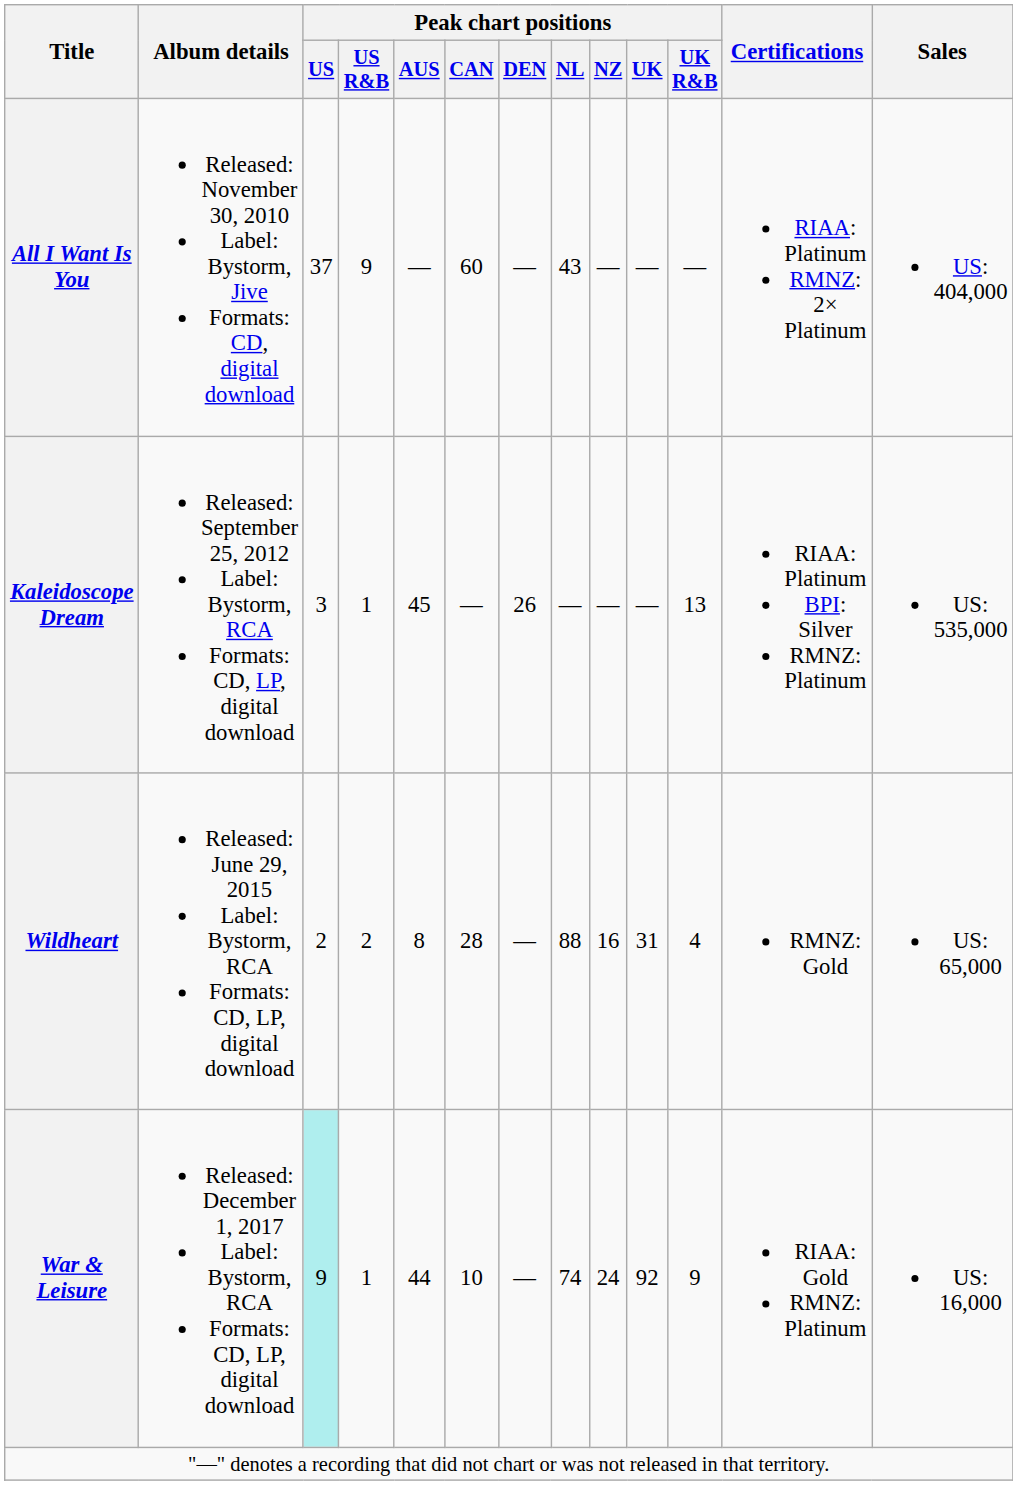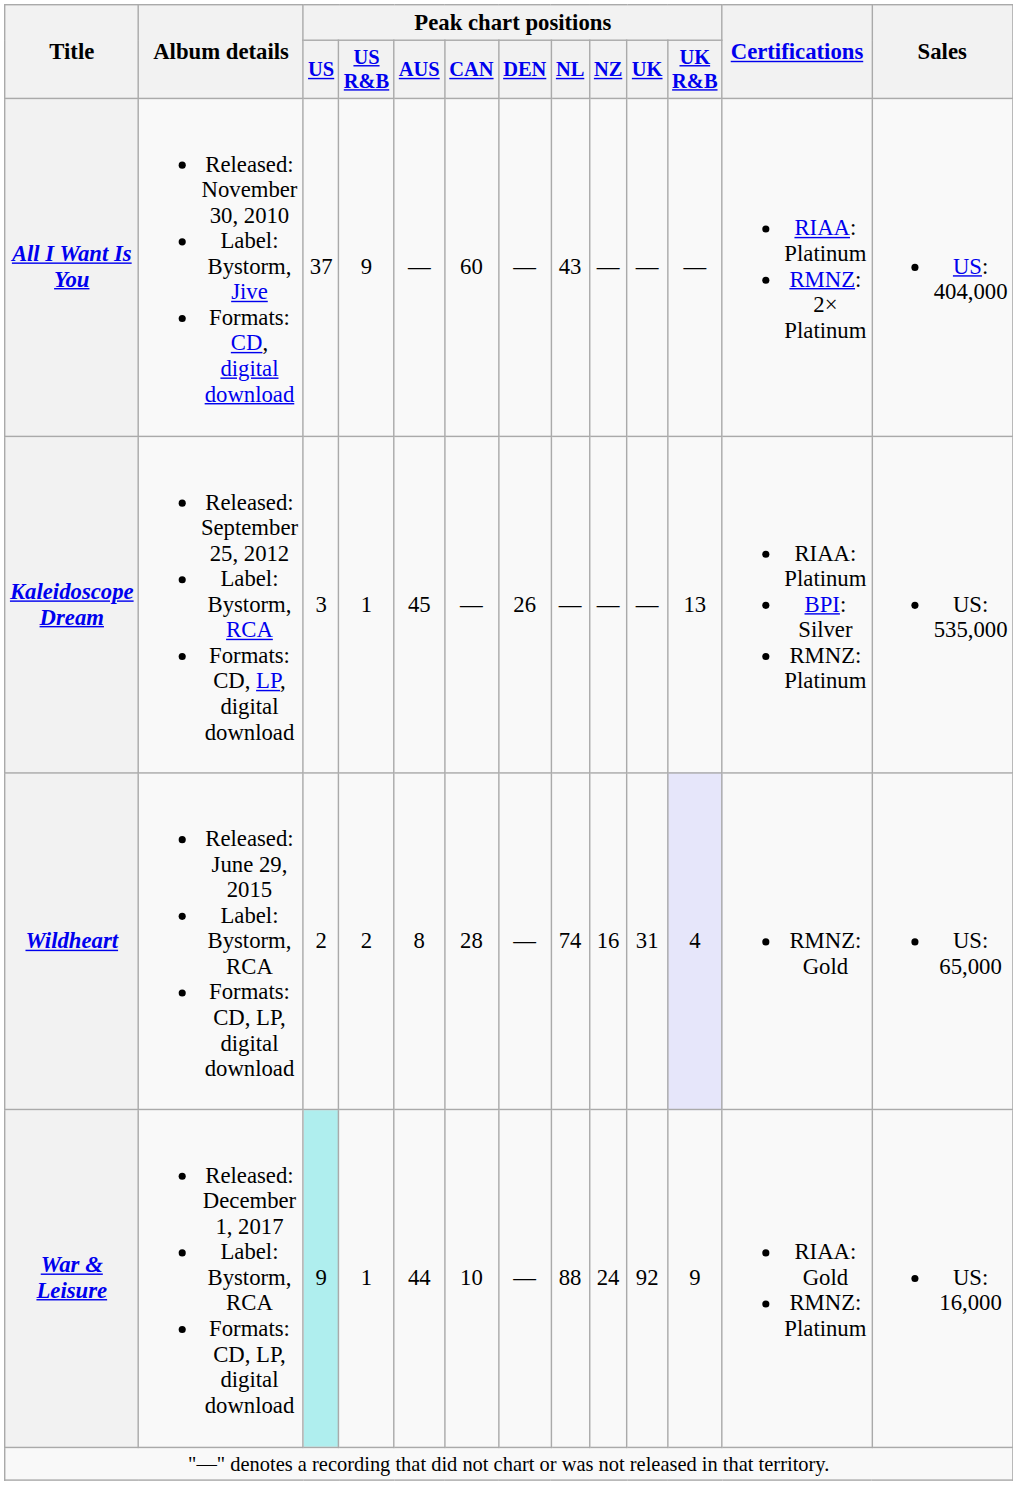(570, 941) 88 -> (570, 941) 74
(695, 941) no background -> (695, 941) lavender background
(570, 1278) 74 -> (570, 1278) 88
